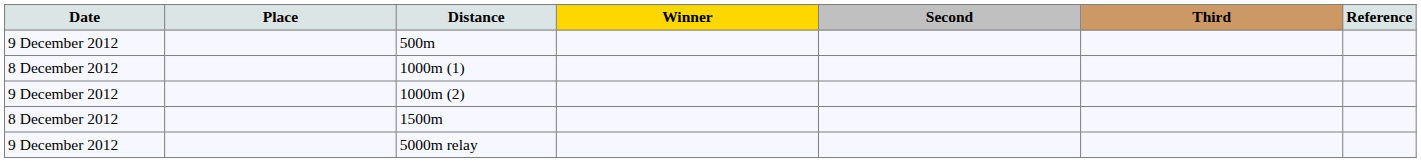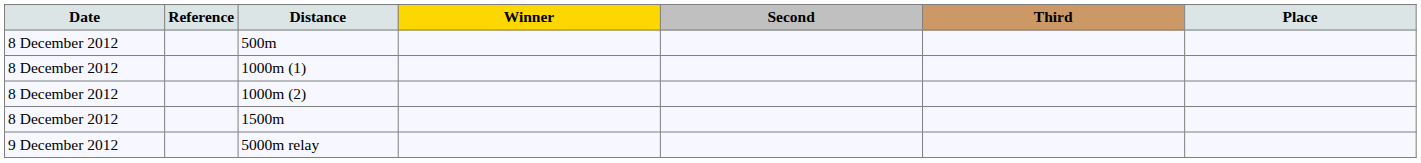columns swapped: (280, 17) <-> (1379, 17)
(63, 42) 9 December 2012 -> (63, 42) 8 December 2012
(63, 93) 9 December 2012 -> (63, 93) 8 December 2012
